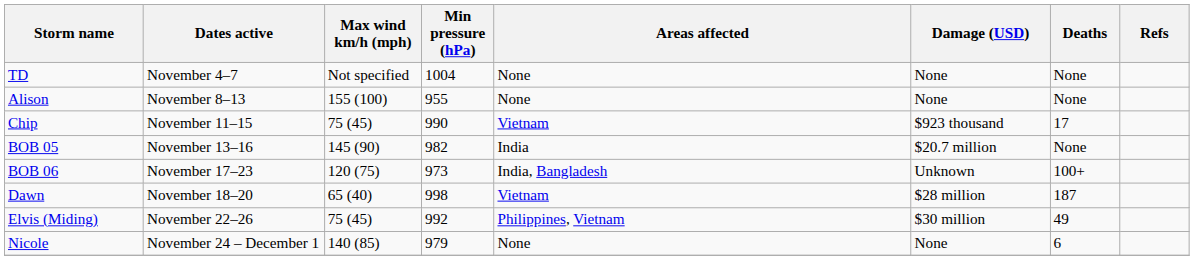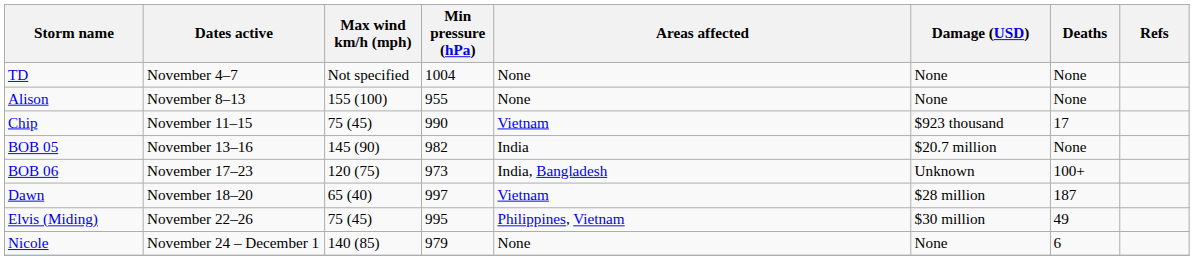(436, 195) 998 -> (436, 195) 997
(436, 219) 992 -> (436, 219) 995
